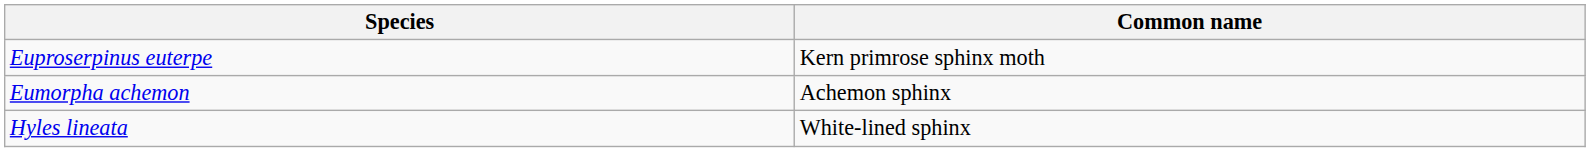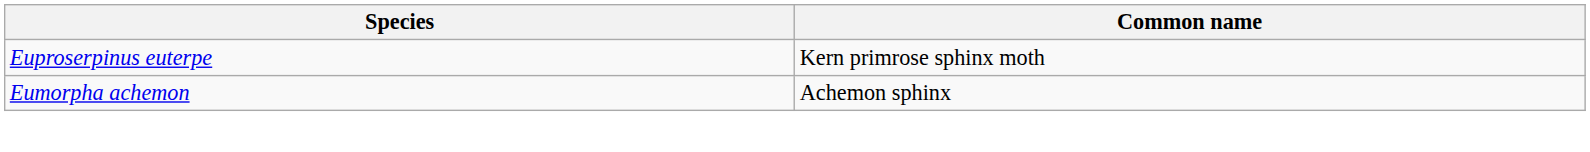- row: (69, 127)
